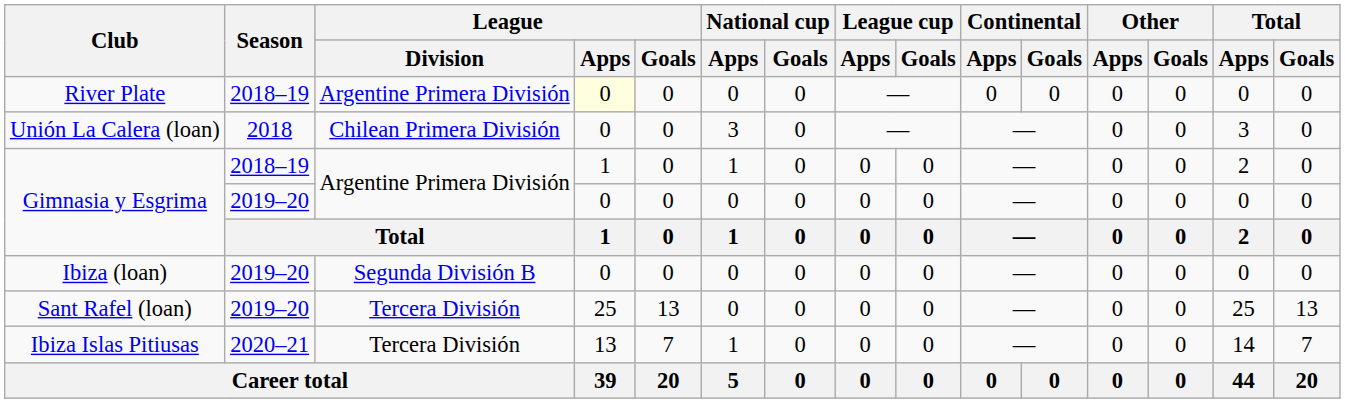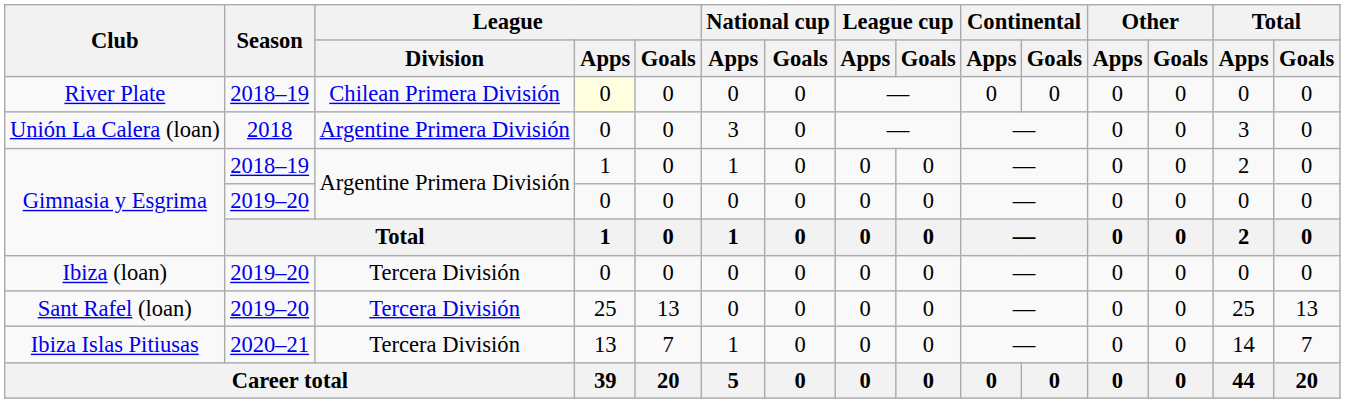(445, 93) Argentine Primera División -> (445, 93) Chilean Primera División
(445, 129) Chilean Primera División -> (445, 129) Argentine Primera División
(445, 272) Segunda División B -> (445, 272) Tercera División
